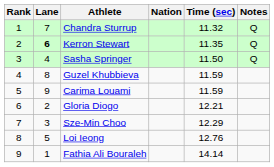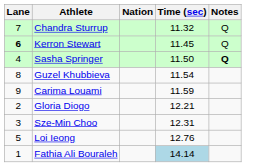- column: (19, 12)
(211, 43) 11.35 -> (182, 43) 11.45
(254, 59) normal -> (225, 59) bold
(211, 75) 11.59 -> (182, 75) 11.54
(211, 122) 12.29 -> (182, 122) 12.31
(211, 153) no background -> (182, 153) lightblue background
